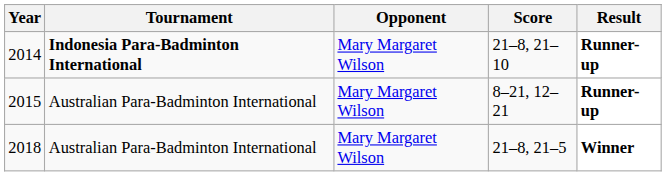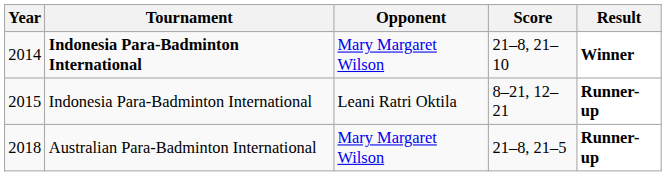(610, 55) Runner-up -> (608, 55) Winner
(183, 101) Australian Para-Badminton International -> (180, 101) Indonesia Para-Badminton International
(387, 101) Mary Margaret Wilson -> (397, 101) Leani Ratri Oktila
(608, 148) Winner -> (610, 148) Runner-up
